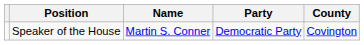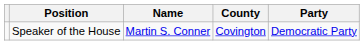columns swapped: (258, 13) <-> (332, 13)
